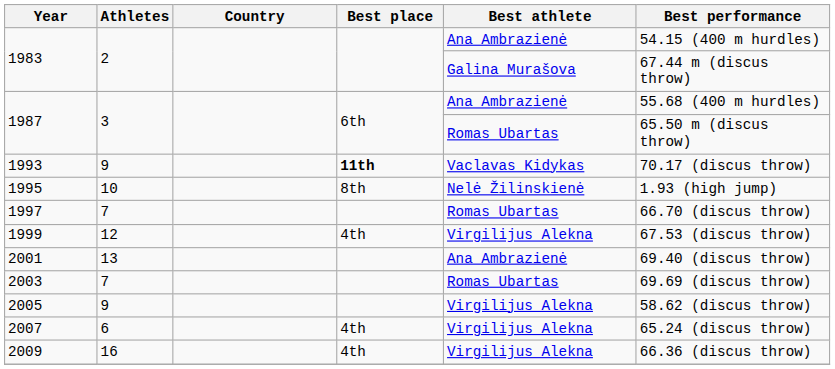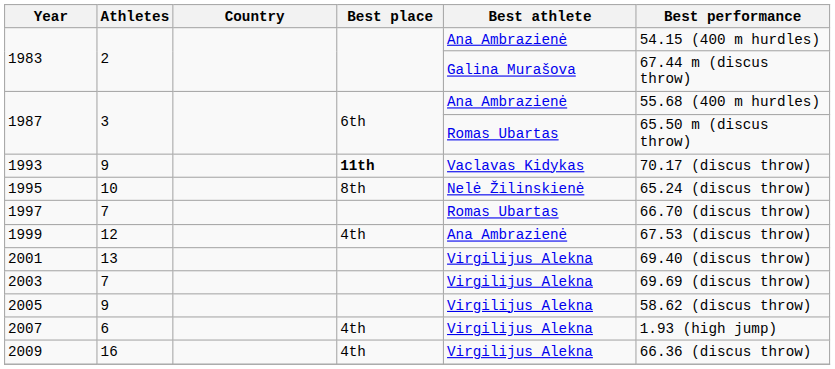(708, 189) 1.93 (high jump) -> (726, 189) 65.24 (discus throw)
(520, 236) Virgilijus Alekna -> (507, 236) Ana Ambrazienė
(507, 259) Ana Ambrazienė -> (520, 259) Virgilijus Alekna
(503, 282) Romas Ubartas -> (520, 282) Virgilijus Alekna
(726, 329) 65.24 (discus throw) -> (708, 329) 1.93 (high jump)
